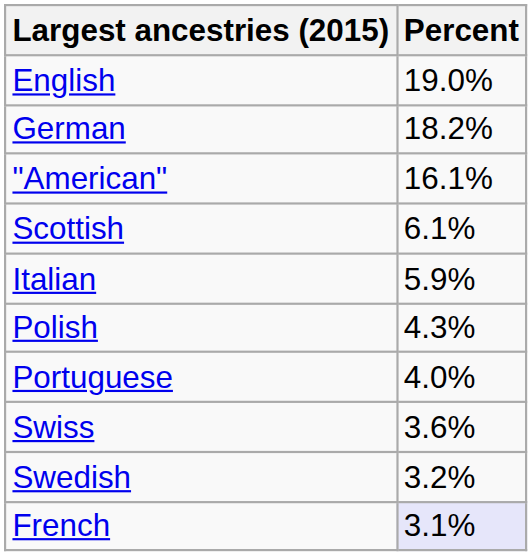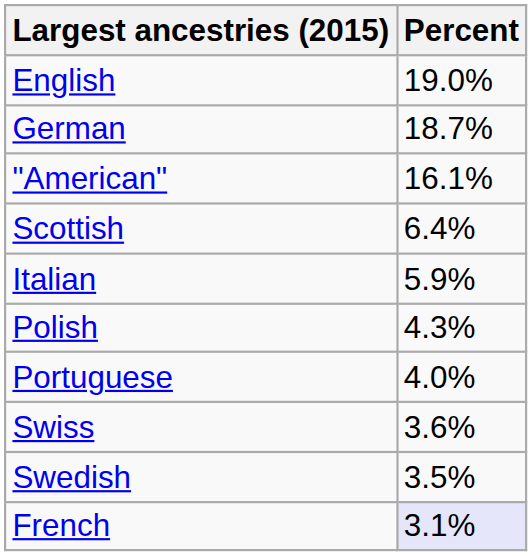(448, 129) 18.2% -> (448, 129) 18.7%
(440, 229) 6.1% -> (440, 229) 6.4%
(440, 477) 3.2% -> (440, 477) 3.5%
